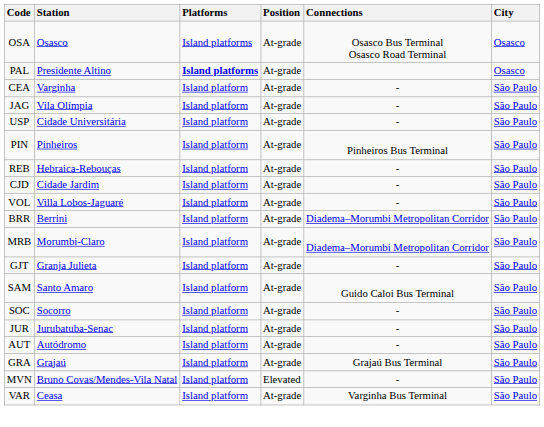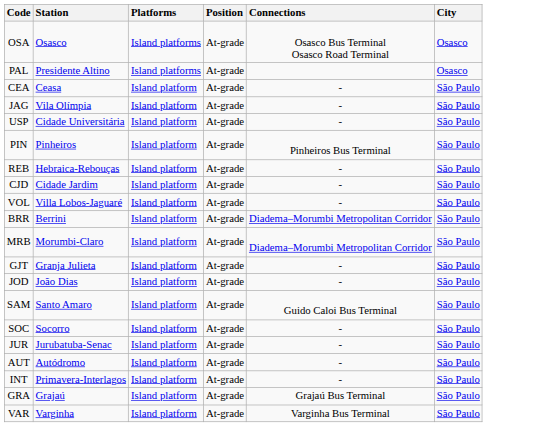(220, 71) bold -> (166, 71) normal
(56, 88) Varginha -> (48, 88) Ceasa
+ row: (19, 282)
+ row: (19, 379)
- row: (19, 379)
(50, 396) Ceasa -> (55, 413) Varginha
